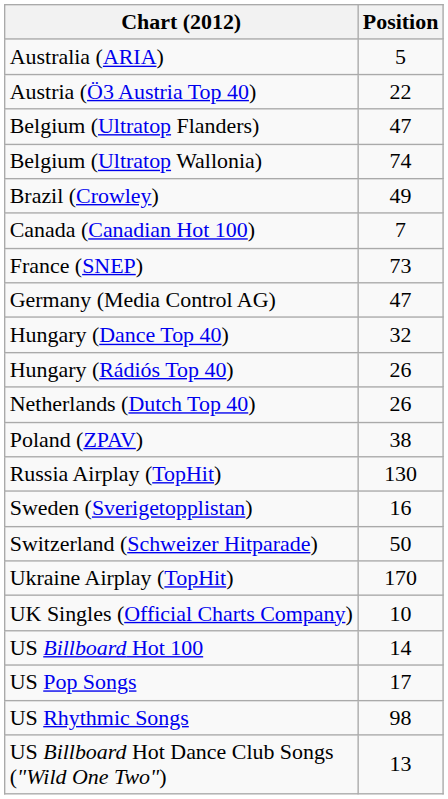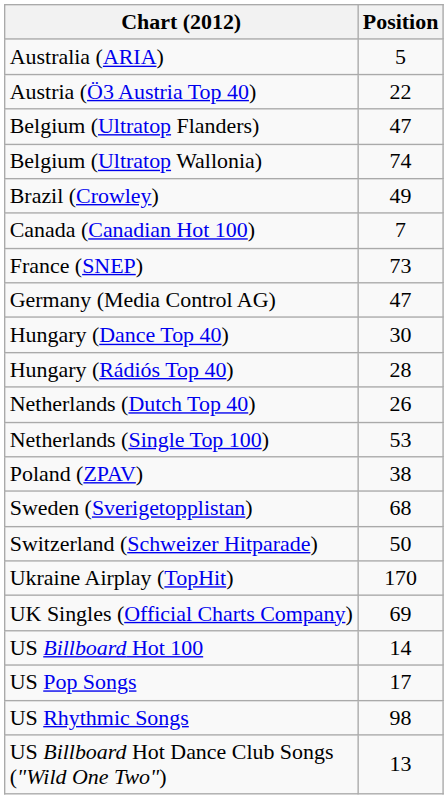(401, 334) 32 -> (401, 334) 30
(401, 369) 26 -> (401, 369) 28
+ row: (139, 439)
- row: (116, 473)
(401, 508) 16 -> (401, 508) 68
(401, 612) 10 -> (401, 612) 69
